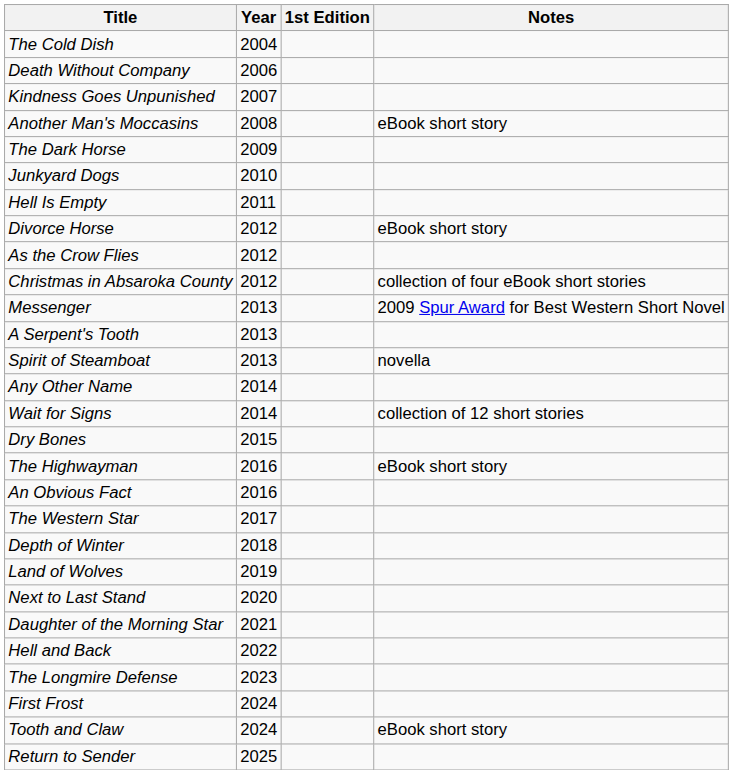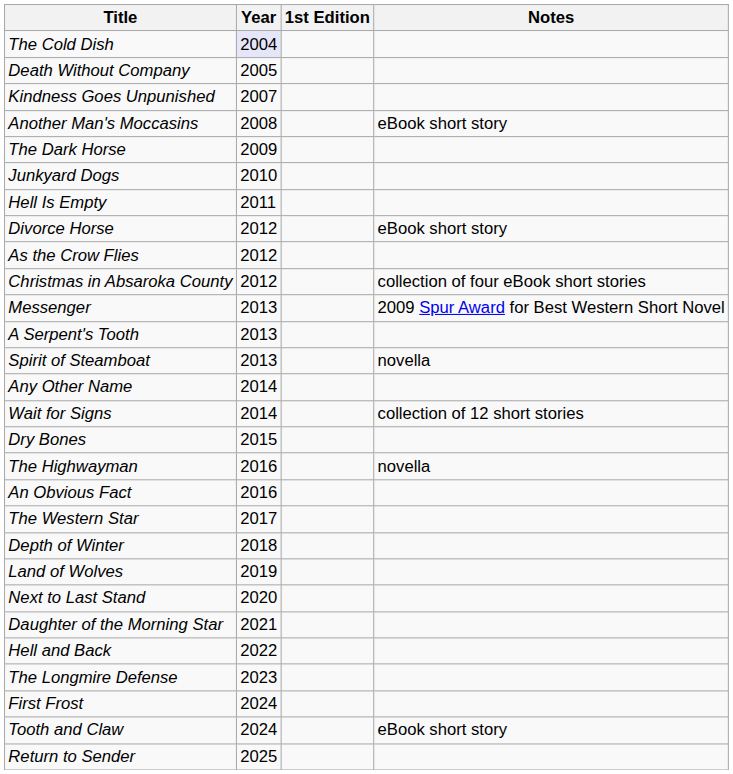(259, 44) no background -> (259, 44) lavender background
(259, 70) 2006 -> (259, 70) 2005
(442, 466) eBook short story -> (404, 466) novella
